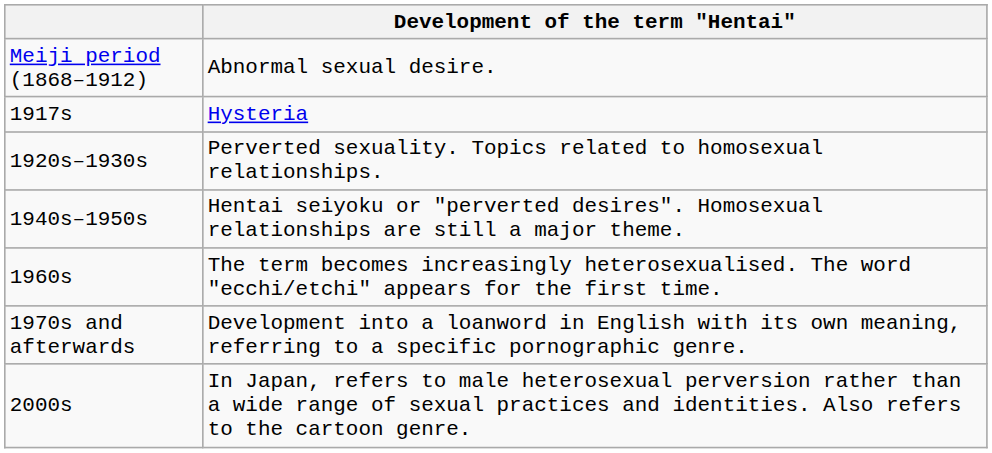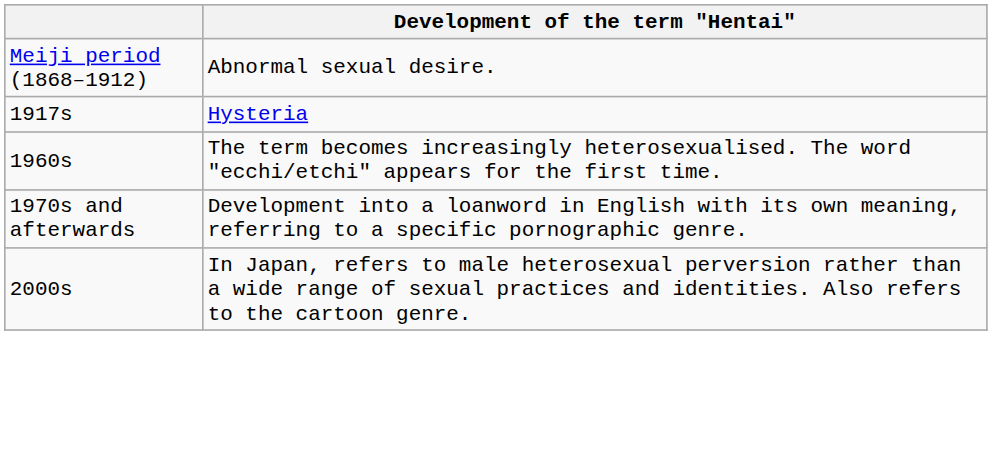- row: (79, 160)
- row: (79, 219)
